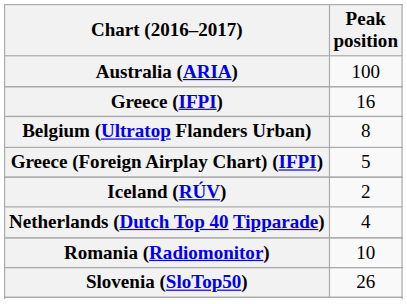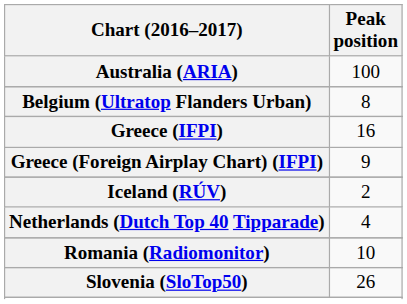rows swapped: (167, 131) <-> (167, 101)
(366, 161) 5 -> (366, 161) 9
